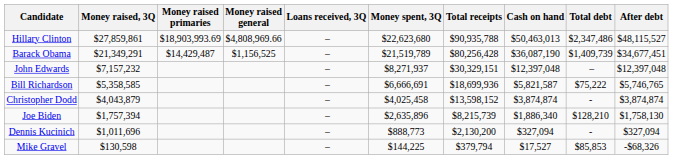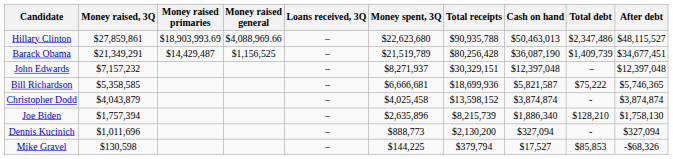(254, 38) $4,808,969.66 -> (254, 38) $4,088,969.66
(406, 85) $6,666,691 -> (406, 85) $6,666,681
(641, 85) $5,746,765 -> (641, 85) $5,746,365
